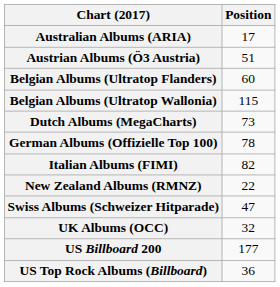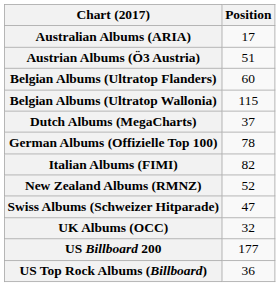(248, 121) 73 -> (248, 121) 37
(248, 185) 22 -> (248, 185) 52
